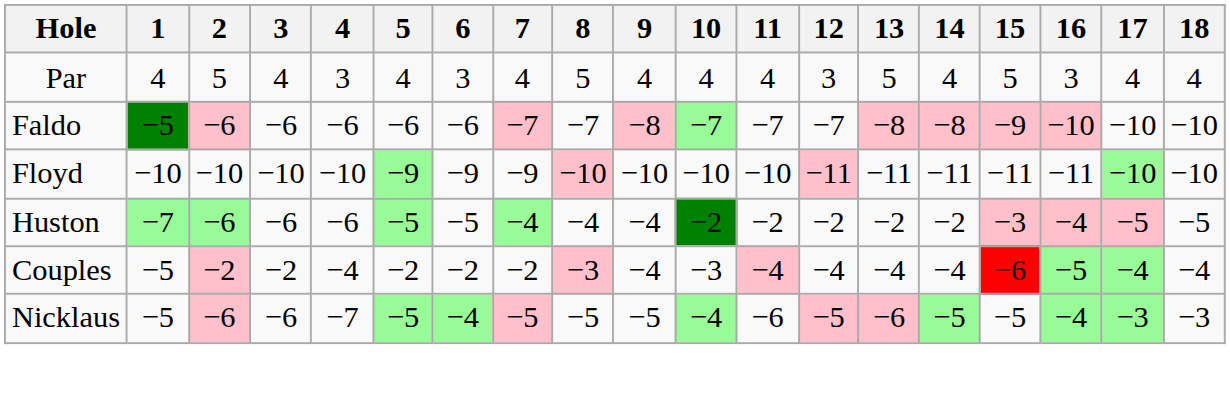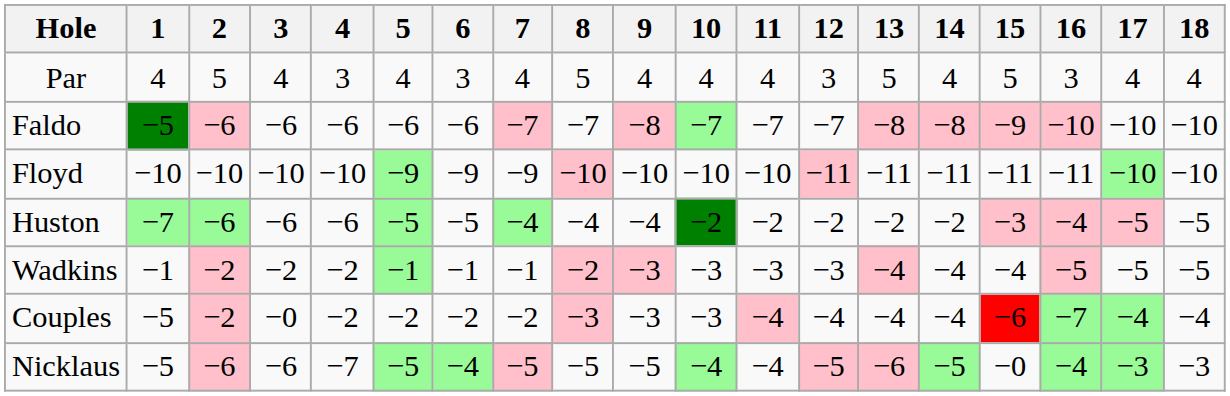+ row: (65, 269)
(281, 269) −2 -> (281, 317) −0
(343, 269) −4 -> (343, 317) −2
(645, 269) −4 -> (645, 317) −3
(1071, 269) −5 -> (1071, 317) −7
(768, 317) −6 -> (768, 366) −4
(1010, 317) −5 -> (1010, 366) −0
